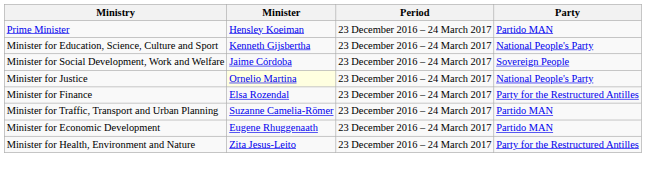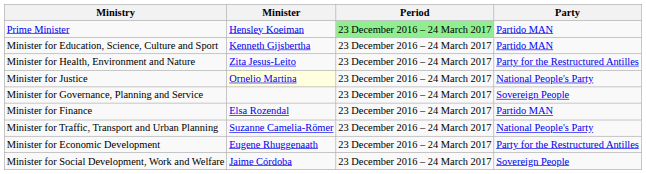(415, 29) no background -> (415, 29) lightgreen background
(545, 45) National People's Party -> (525, 45) Partido MAN
rows swapped: (116, 62) <-> (101, 144)
+ row: (105, 95)
(568, 95) Party for the Restructured Antilles -> (525, 111) Partido MAN
(525, 111) Partido MAN -> (545, 128) National People's Party
(525, 128) Partido MAN -> (568, 144) Party for the Restructured Antilles
